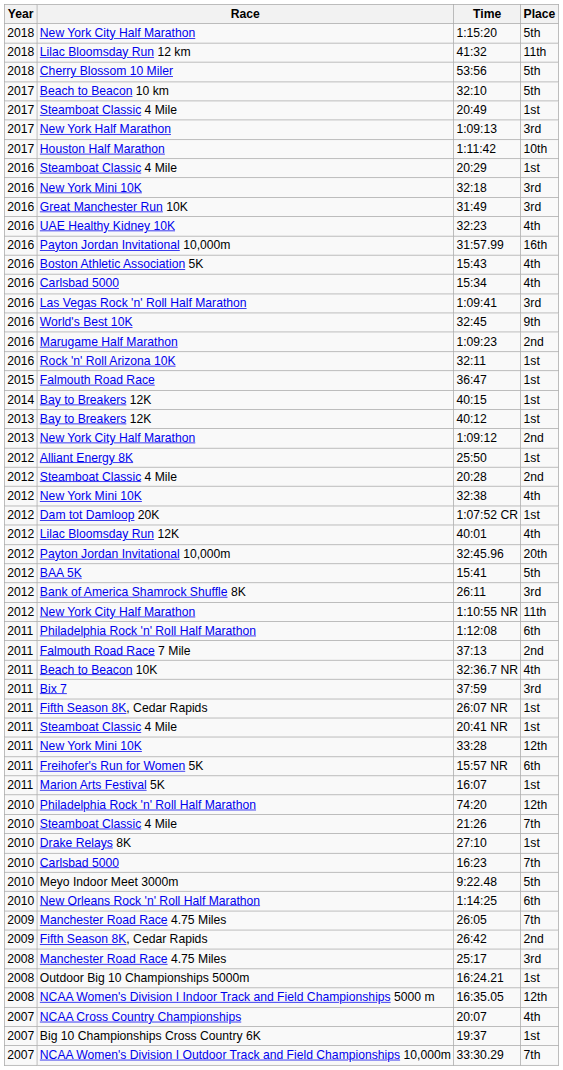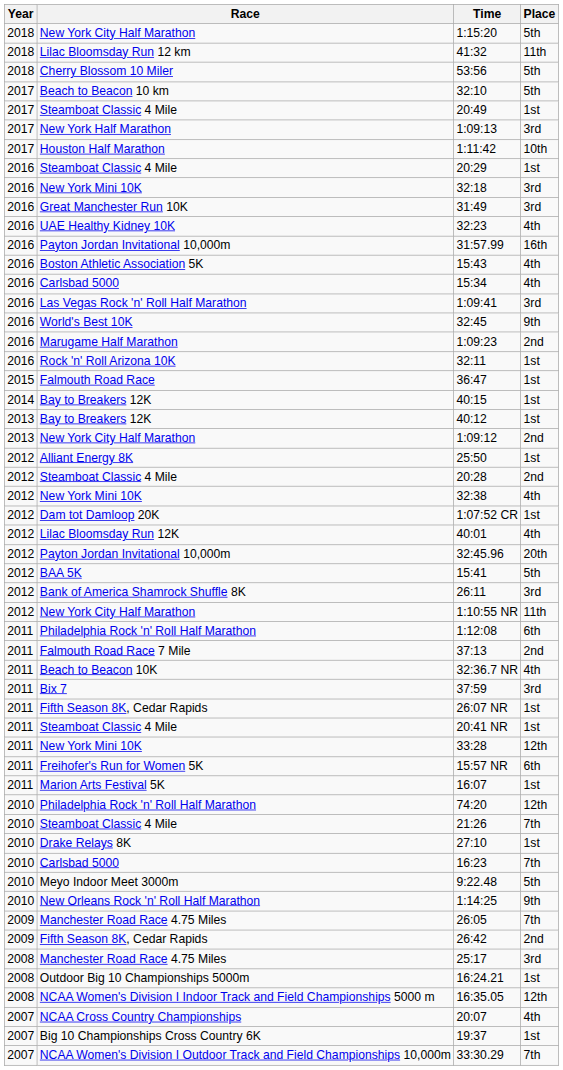(532, 901) 6th -> (532, 901) 9th
